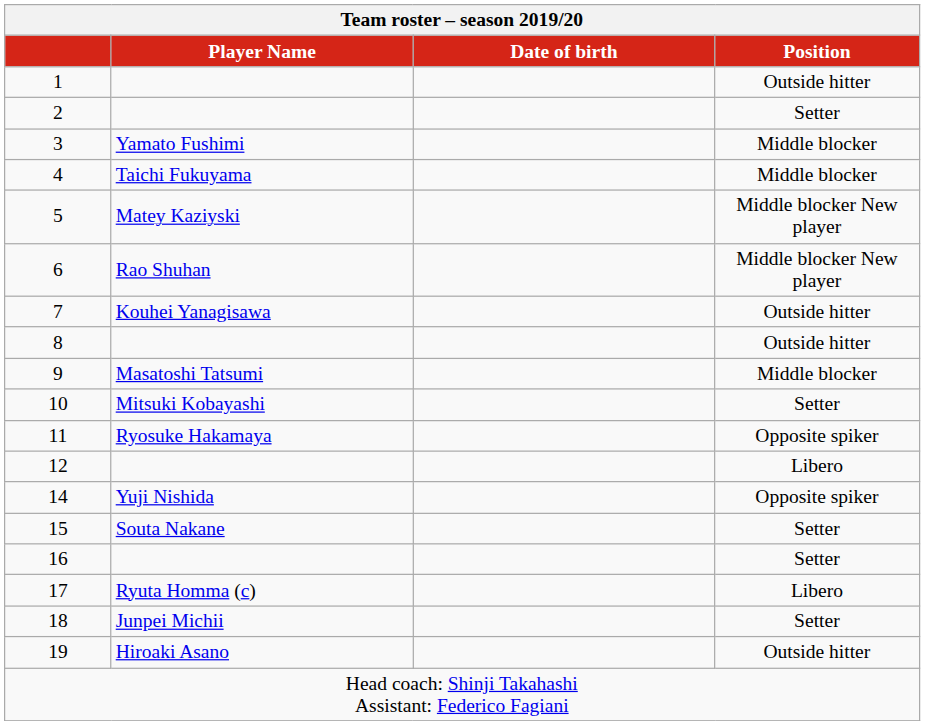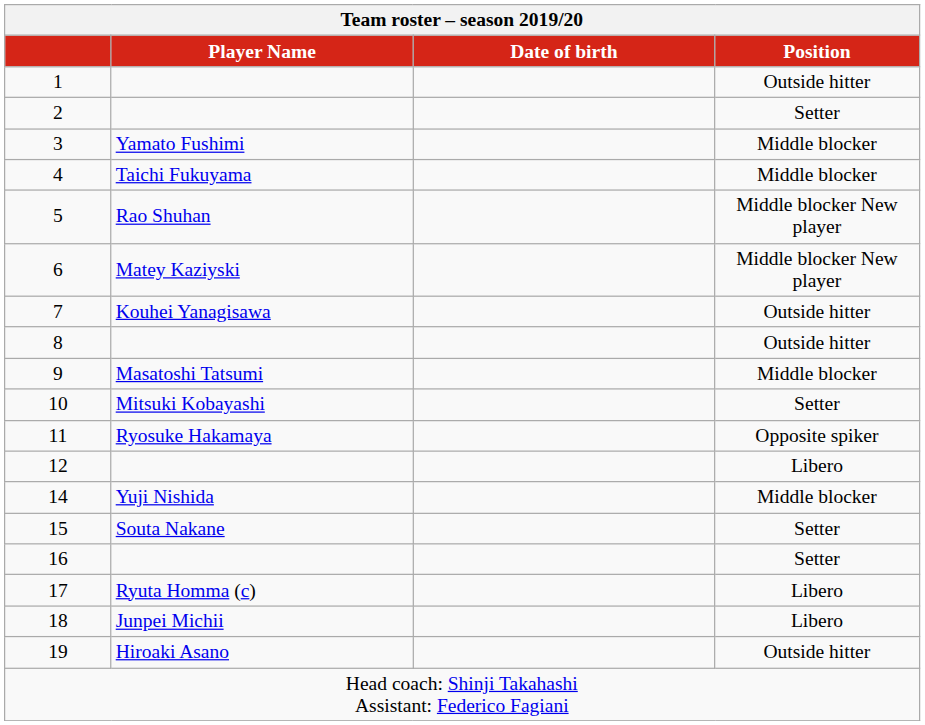(178, 216) Matey Kaziyski -> (163, 216) Rao Shuhan
(163, 269) Rao Shuhan -> (178, 269) Matey Kaziyski
(817, 497) Opposite spiker -> (817, 497) Middle blocker
(817, 621) Setter -> (817, 621) Libero
